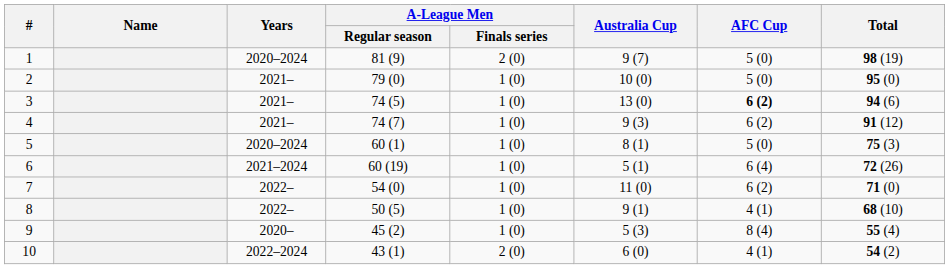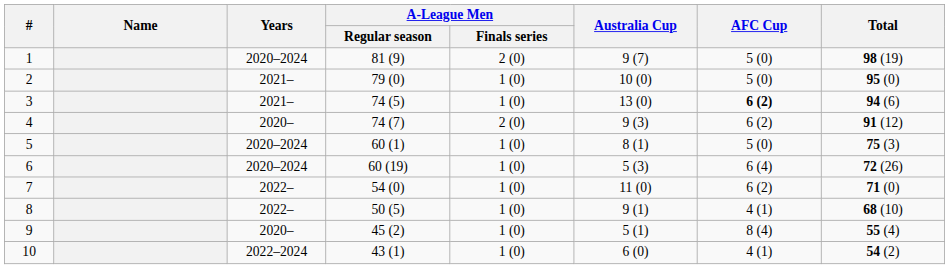(277, 123) 2021– -> (277, 123) 2020–
(512, 123) 1 (0) -> (512, 123) 2 (0)
(277, 166) 2021–2024 -> (277, 166) 2020–2024
(635, 166) 5 (1) -> (635, 166) 5 (3)
(635, 230) 5 (3) -> (635, 230) 5 (1)
(512, 252) 2 (0) -> (512, 252) 1 (0)
